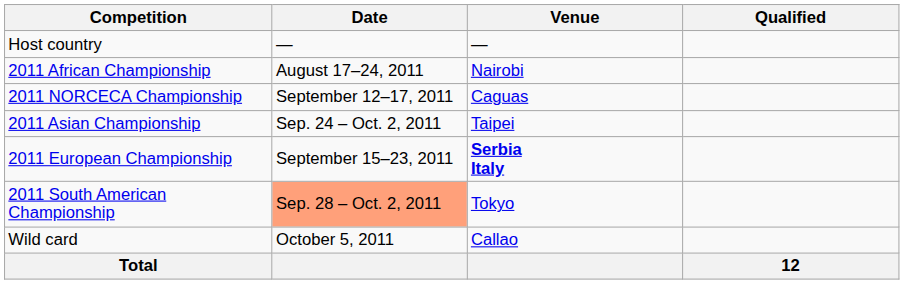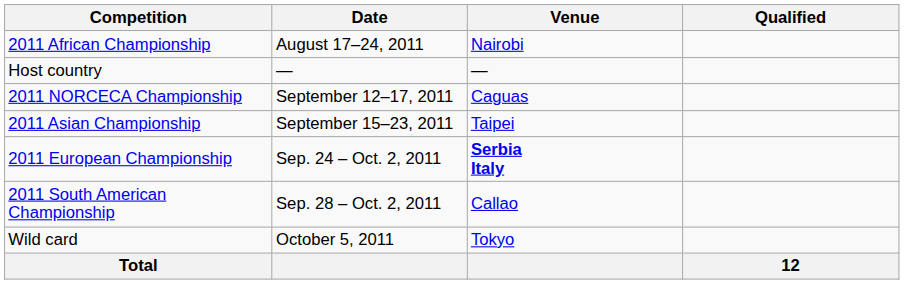rows swapped: (55, 44) <-> (109, 70)
(359, 123) Sep. 24 – Oct. 2, 2011 -> (365, 123) September 15–23, 2011
(365, 159) September 15–23, 2011 -> (359, 159) Sep. 24 – Oct. 2, 2011
(359, 204) lightsalmon background -> (359, 204) no background
(493, 204) Tokyo -> (494, 204) Callao
(494, 239) Callao -> (493, 239) Tokyo
